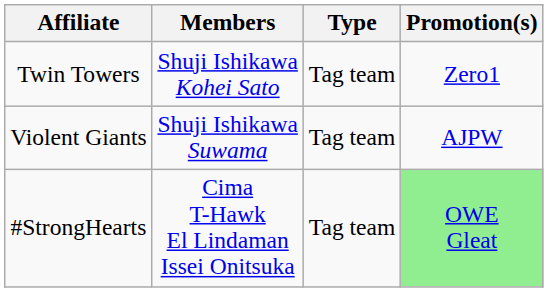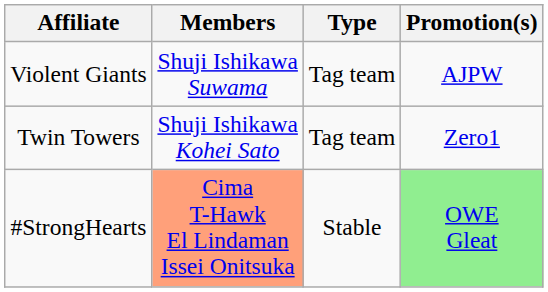rows swapped: (78, 73) <-> (78, 137)
(228, 227) no background -> (228, 227) lightsalmon background
(352, 227) Tag team -> (352, 227) Stable
